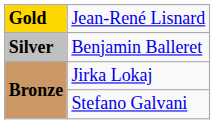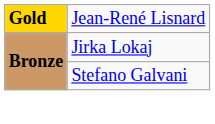- row: (137, 47)
